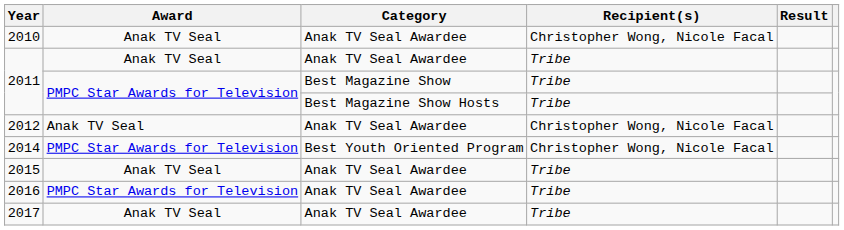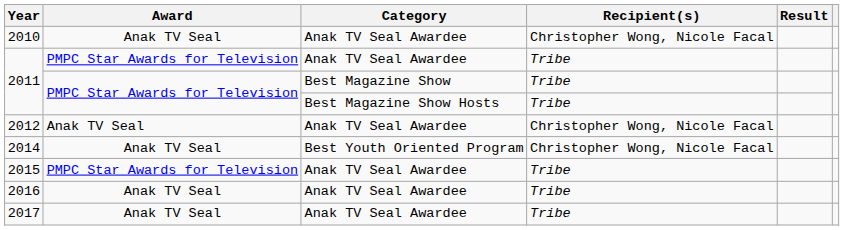(172, 60) Anak TV Seal -> (172, 60) PMPC Star Awards for Television
(172, 148) PMPC Star Awards for Television -> (172, 148) Anak TV Seal
(172, 170) Anak TV Seal -> (172, 170) PMPC Star Awards for Television
(172, 192) PMPC Star Awards for Television -> (172, 192) Anak TV Seal
